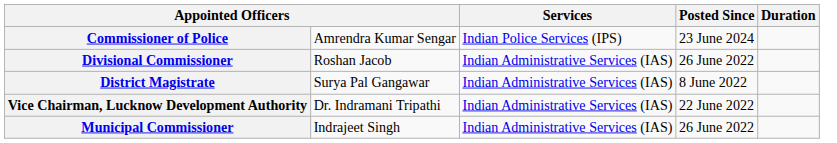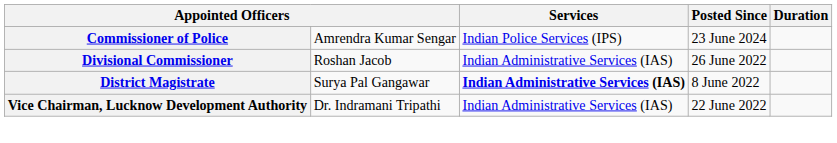(567, 82) normal -> (574, 82) bold
- row: (157, 127)
